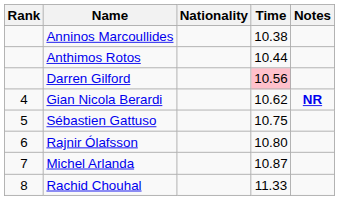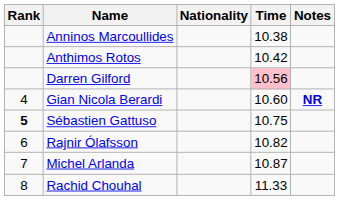(271, 58) 10.44 -> (271, 58) 10.42
(271, 100) 10.62 -> (271, 100) 10.60
(24, 121) normal -> (24, 121) bold
(271, 142) 10.80 -> (271, 142) 10.82
